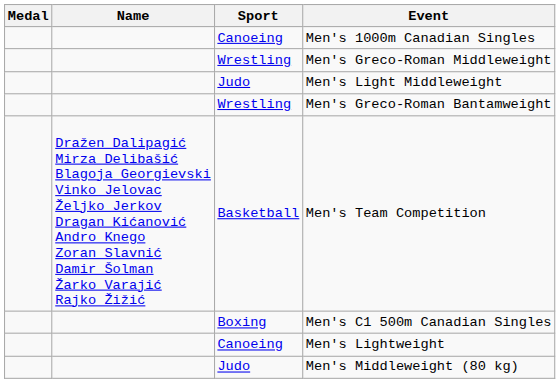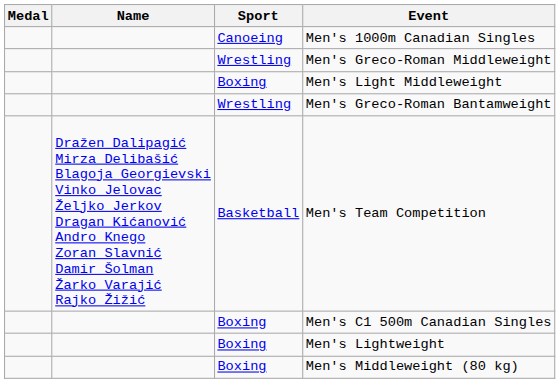(234, 82) Judo -> (242, 82) Boxing
(250, 345) Canoeing -> (242, 345) Boxing
(234, 367) Judo -> (242, 367) Boxing
